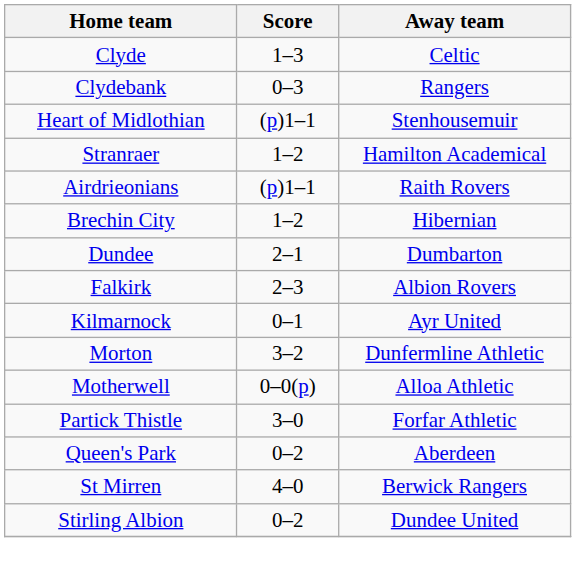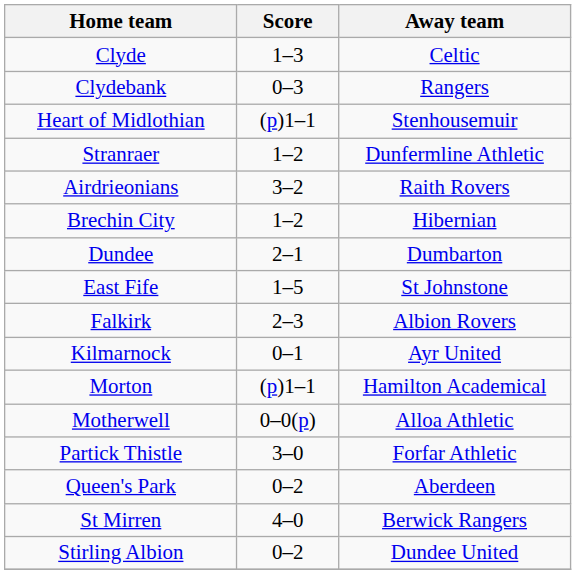(455, 154) Hamilton Academical -> (455, 154) Dunfermline Athletic
(288, 187) (p)1–1 -> (288, 187) 3–2
+ row: (121, 287)
(288, 353) 3–2 -> (288, 386) (p)1–1
(455, 353) Dunfermline Athletic -> (455, 386) Hamilton Academical
